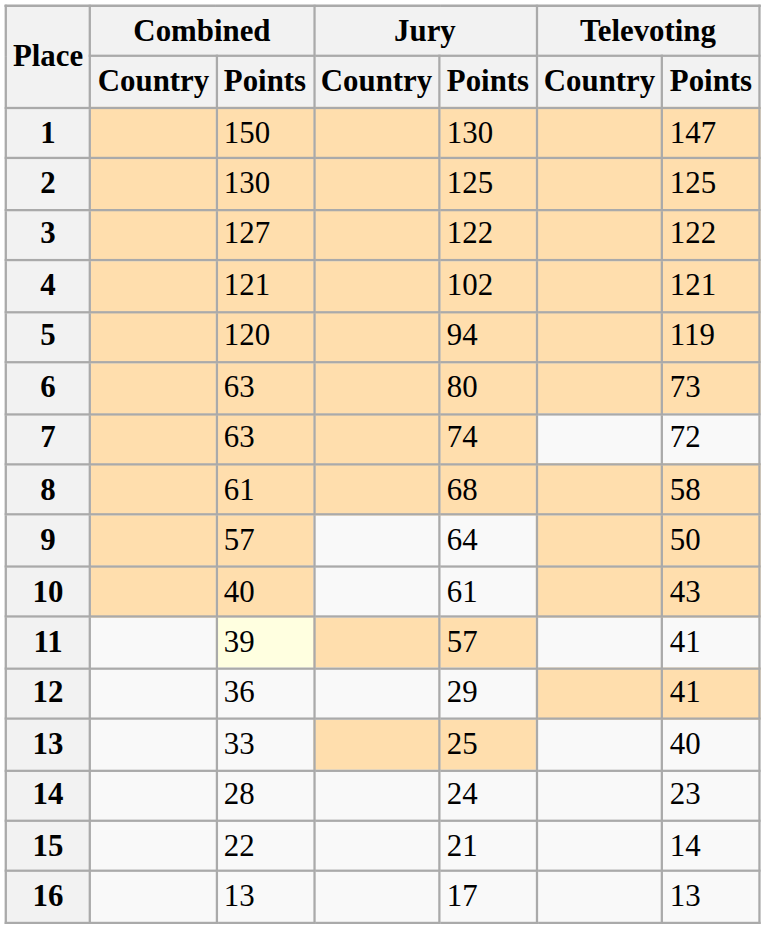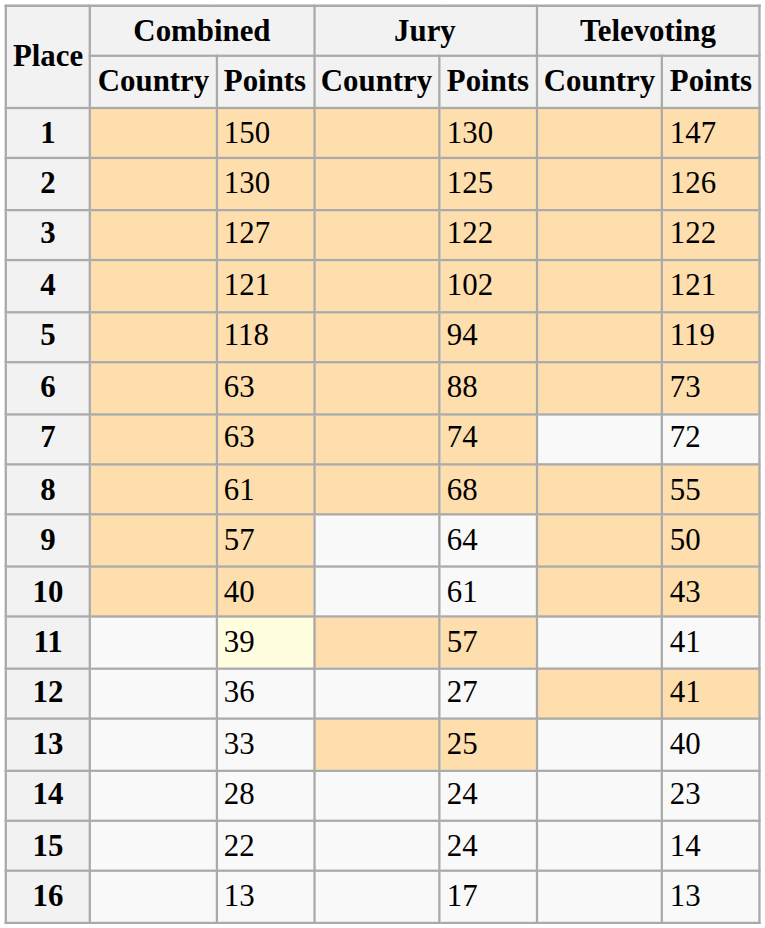(693, 183) 125 -> (693, 183) 126
(247, 336) 120 -> (246, 336) 118
(462, 387) 80 -> (462, 387) 88
(685, 489) 58 -> (685, 489) 55
(462, 692) 29 -> (462, 692) 27
(462, 845) 21 -> (462, 845) 24
